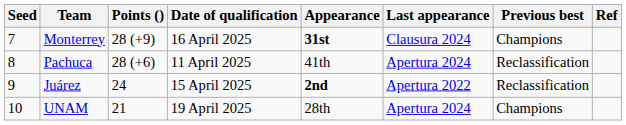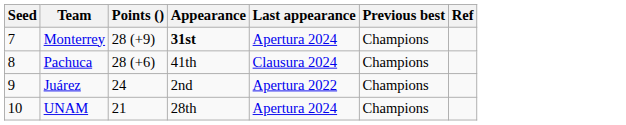- column: (234, 16)
(429, 39) Clausura 2024 -> (295, 39) Apertura 2024
(429, 62) Apertura 2024 -> (295, 62) Clausura 2024
(543, 62) Reclassification -> (396, 62) Champions
(316, 85) bold -> (182, 85) normal
(543, 85) Reclassification -> (396, 85) Champions
